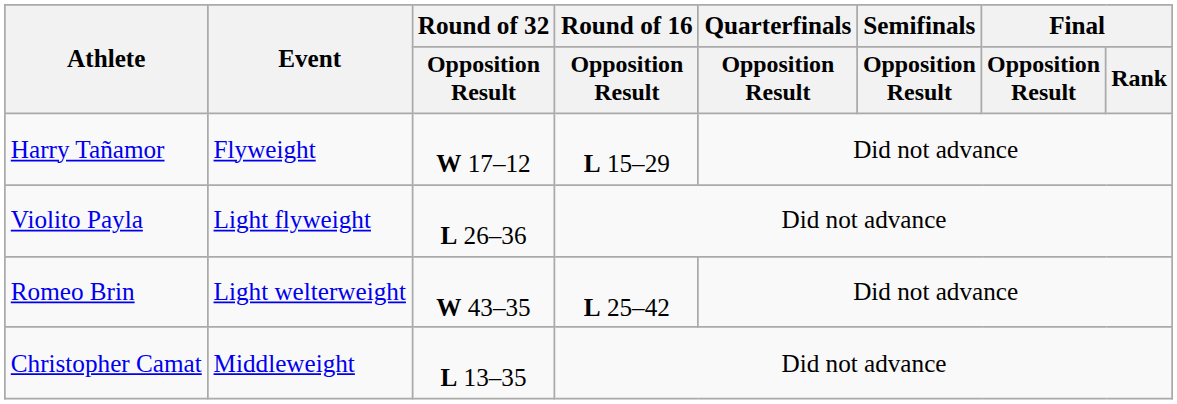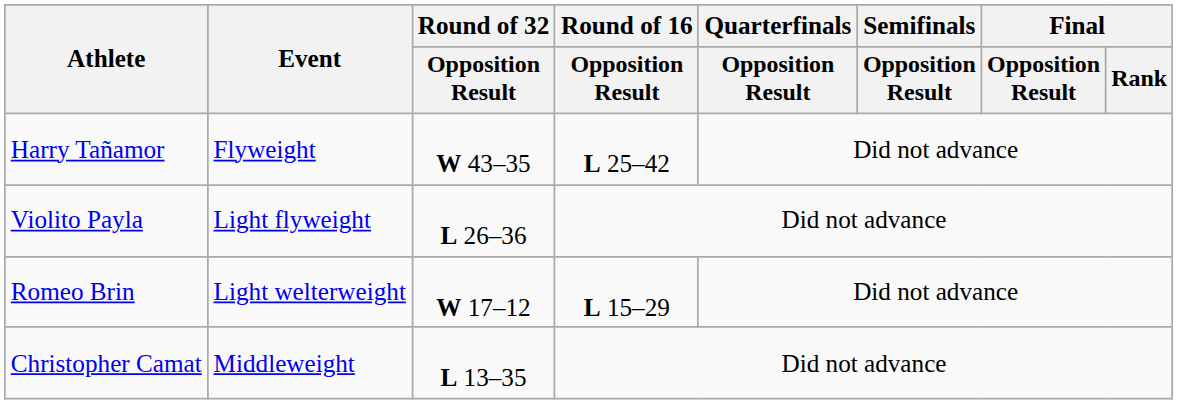(483, 164) W 17–12 -> (483, 164) W 43–35
(627, 164) L 15–29 -> (627, 164) L 25–42
(483, 306) W 43–35 -> (483, 306) W 17–12
(627, 306) L 25–42 -> (627, 306) L 15–29
